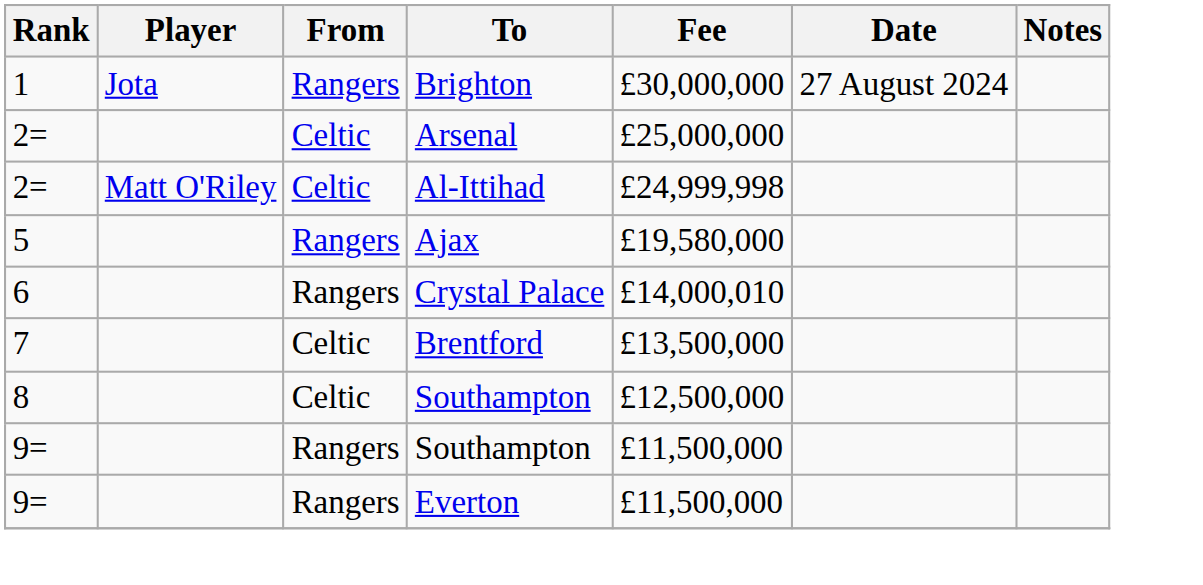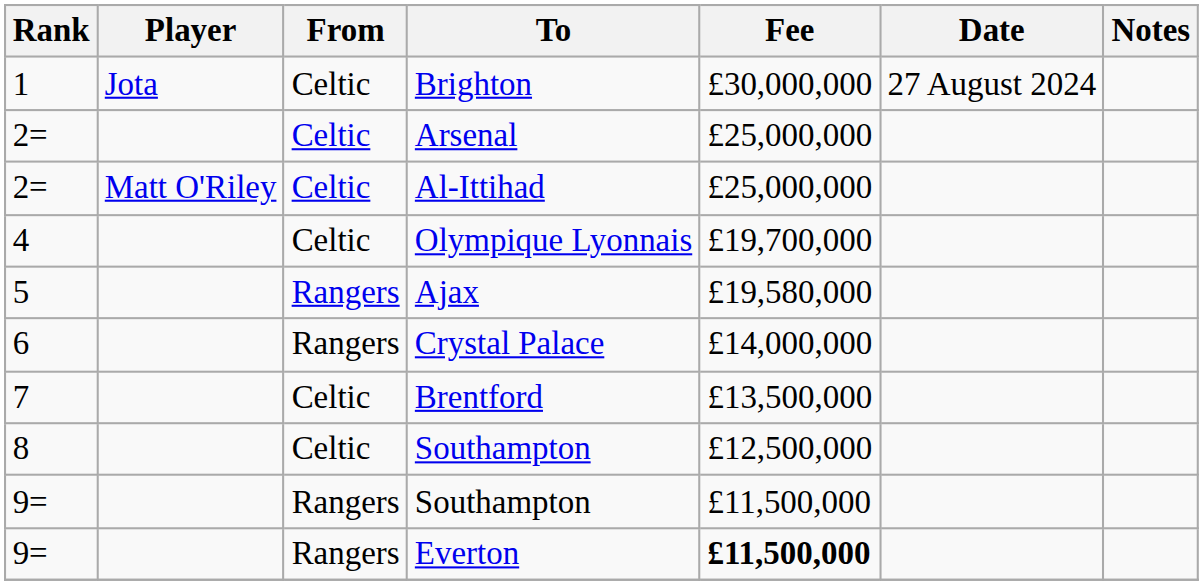(346, 82) Rangers -> (331, 82) Celtic
(702, 187) £24,999,998 -> (790, 187) £25,000,000
+ row: (21, 239)
(702, 291) £14,000,010 -> (790, 344) £14,000,000
(701, 501) normal -> (789, 553) bold
